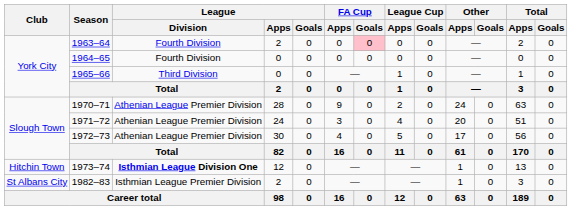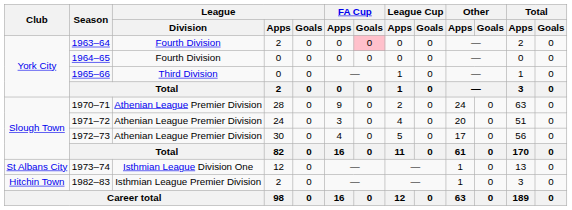(37, 167) Hitchin Town -> (37, 167) St Albans City
(188, 167) bold -> (188, 167) normal
(37, 182) St Albans City -> (37, 182) Hitchin Town
